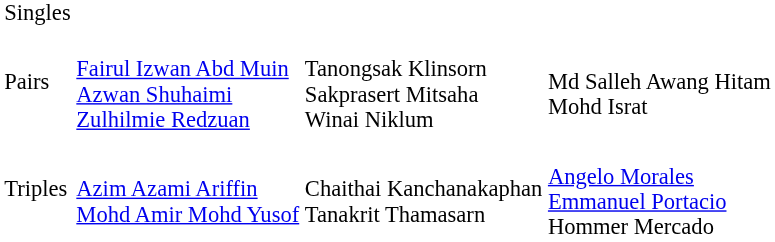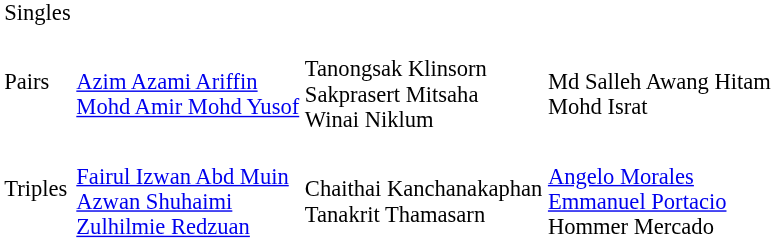(183, 94) Fairul Izwan Abd Muin Azwan Shuhaimi Zulhilmie Redzuan -> (188, 94) Azim Azami Ariffin Mohd Amir Mohd Yusof
(188, 201) Azim Azami Ariffin Mohd Amir Mohd Yusof -> (183, 201) Fairul Izwan Abd Muin Azwan Shuhaimi Zulhilmie Redzuan
